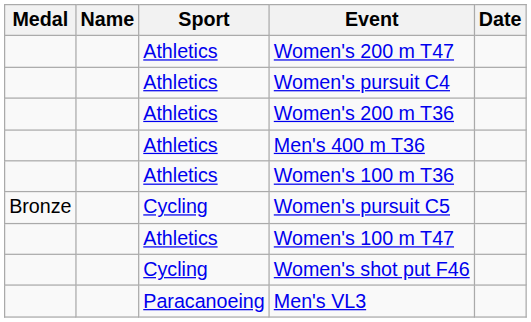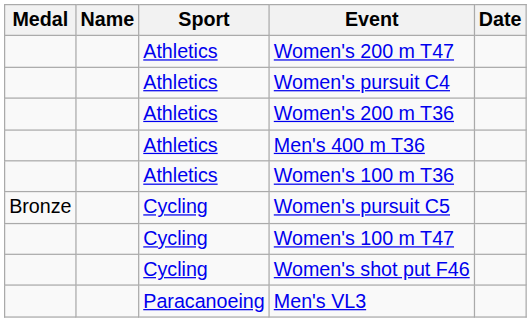(180, 238) Athletics -> (176, 238) Cycling
